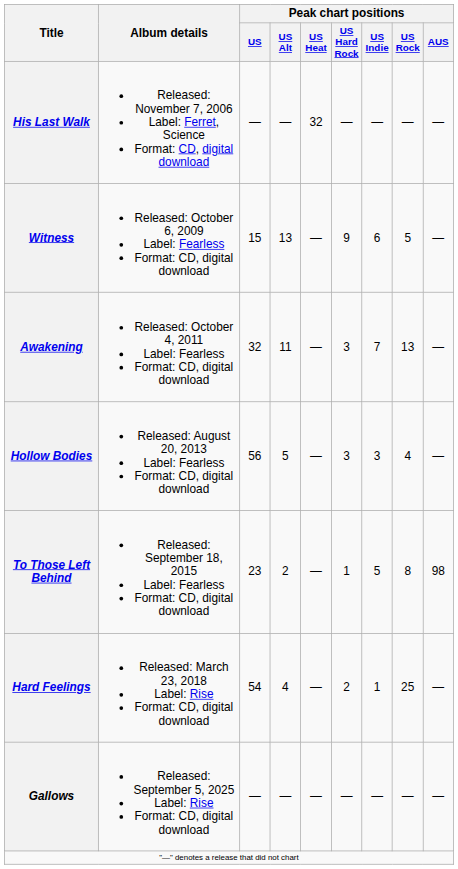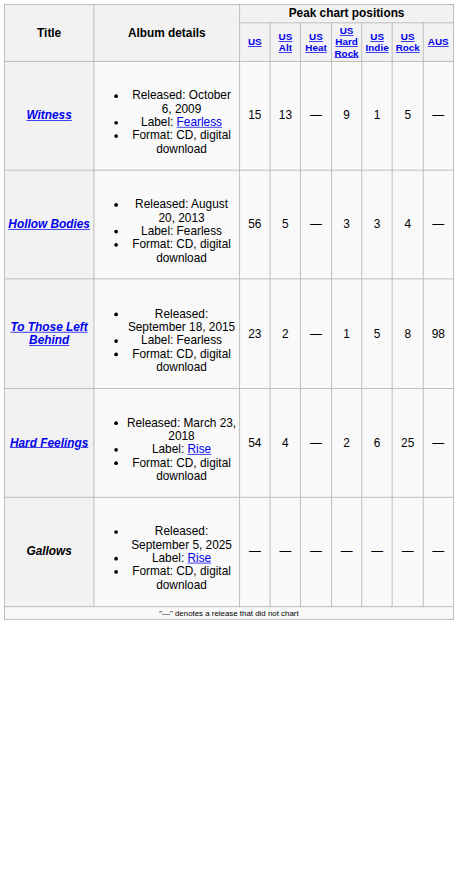- row: (51, 122)
(377, 238) 6 -> (377, 115) 1
- row: (51, 347)
(377, 687) 1 -> (377, 442) 6
